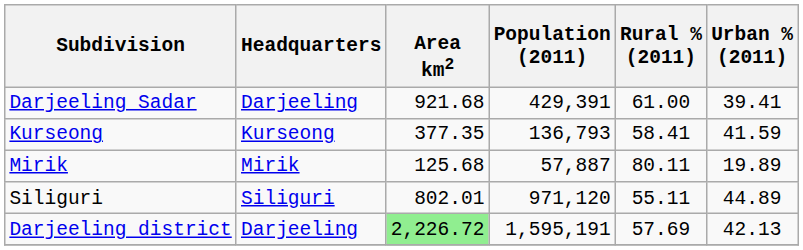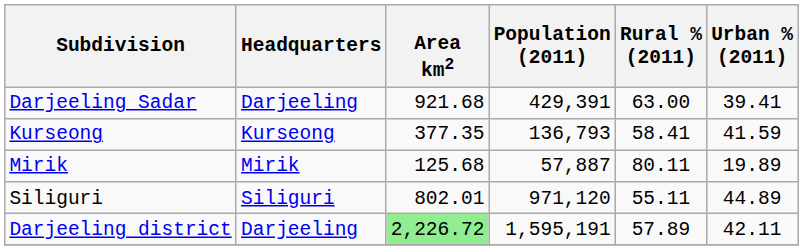(661, 102) 61.00 -> (661, 102) 63.00
(661, 230) 57.69 -> (661, 230) 57.89
(752, 230) 42.13 -> (752, 230) 42.11
